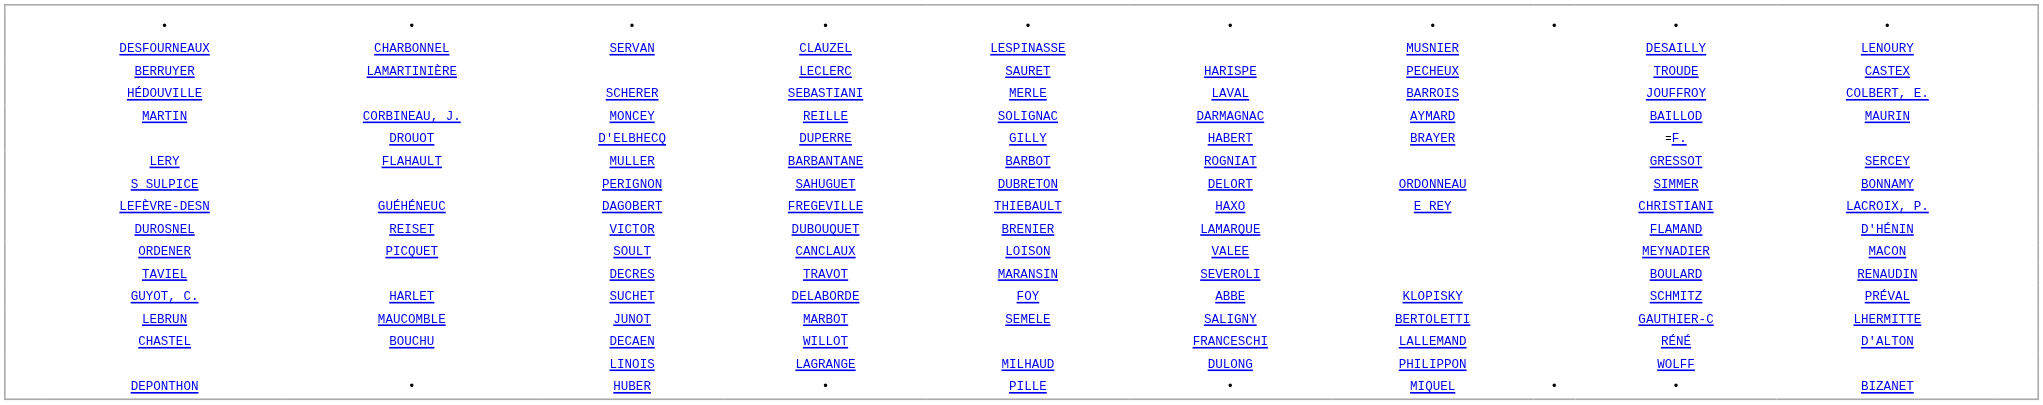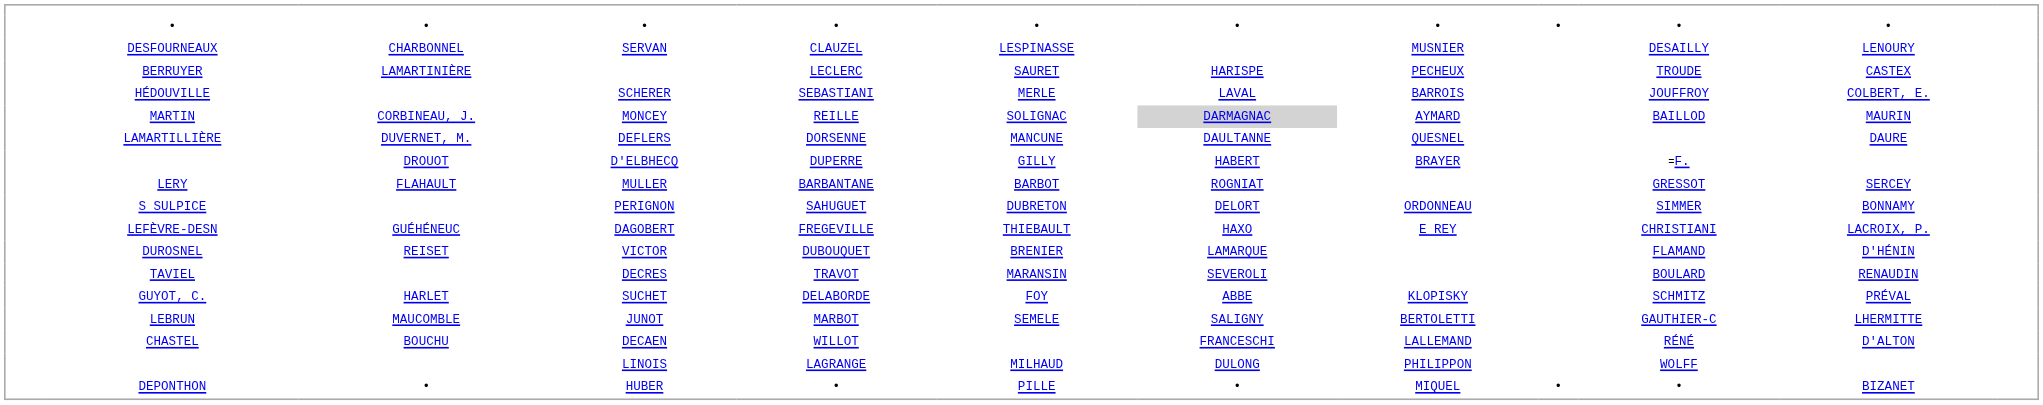(1230, 117) no background -> (1237, 117) lightgrey background
+ row: (644, 139)
- row: (632, 252)
